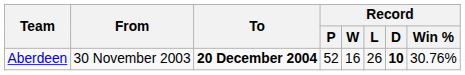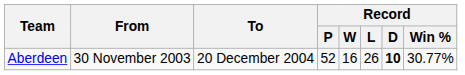(257, 59) bold -> (256, 59) normal
(433, 59) 30.76% -> (430, 59) 30.77%
